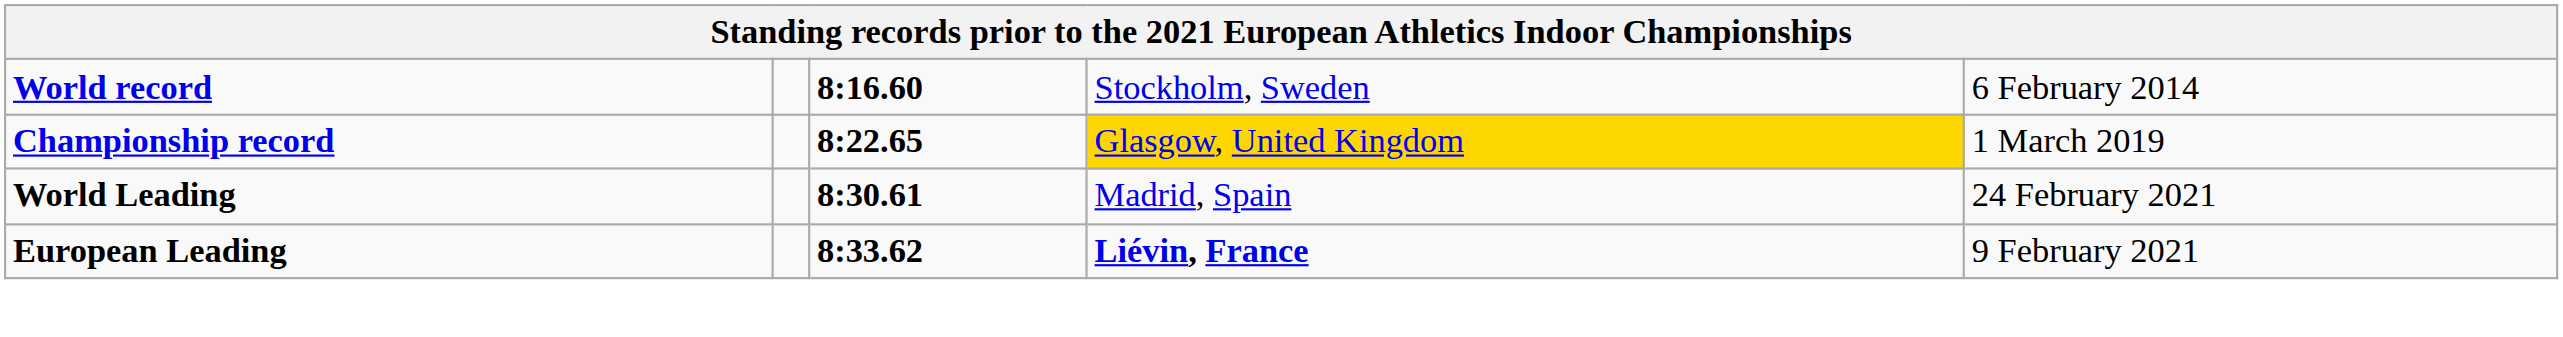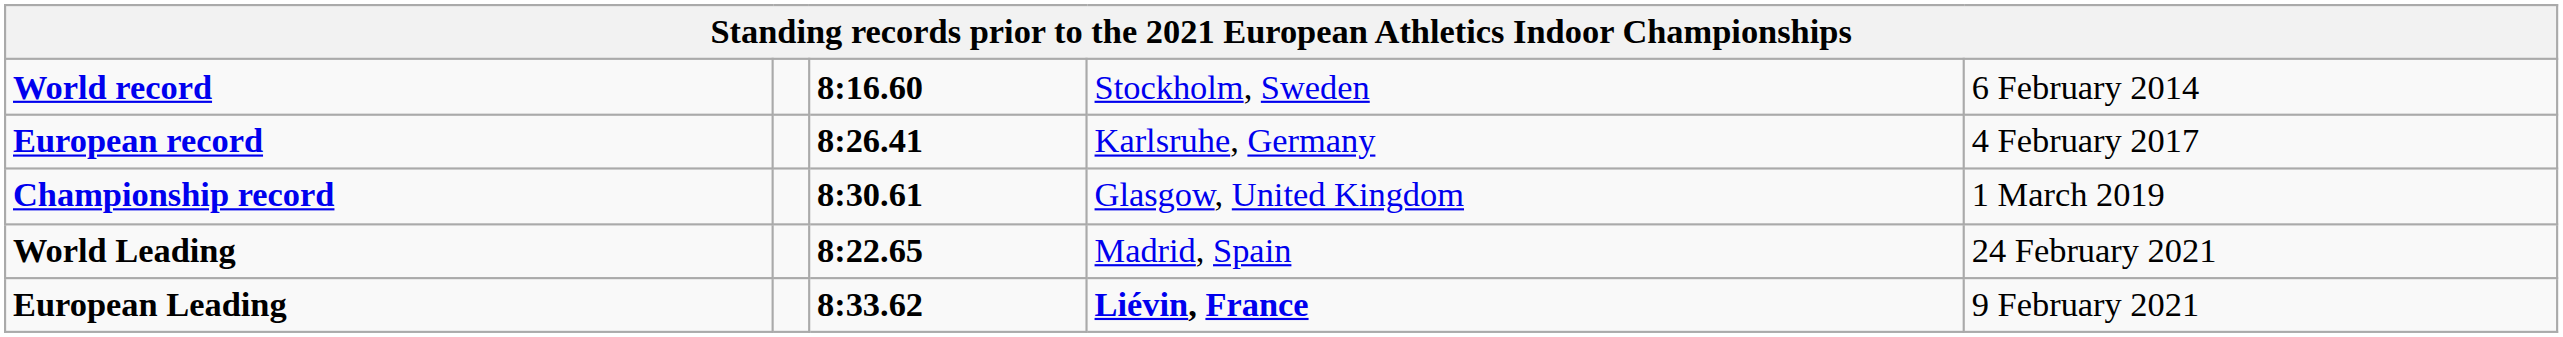+ row: (138, 140)
(870, 140) 8:22.65 -> (870, 195) 8:30.61
(1279, 140) gold background -> (1279, 195) no background
(870, 195) 8:30.61 -> (870, 250) 8:22.65
